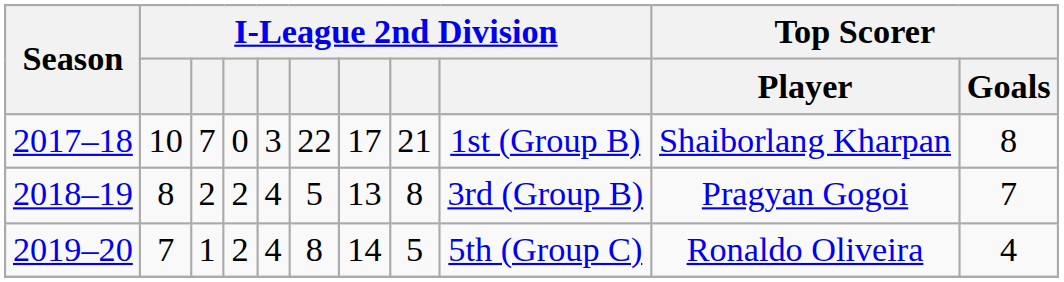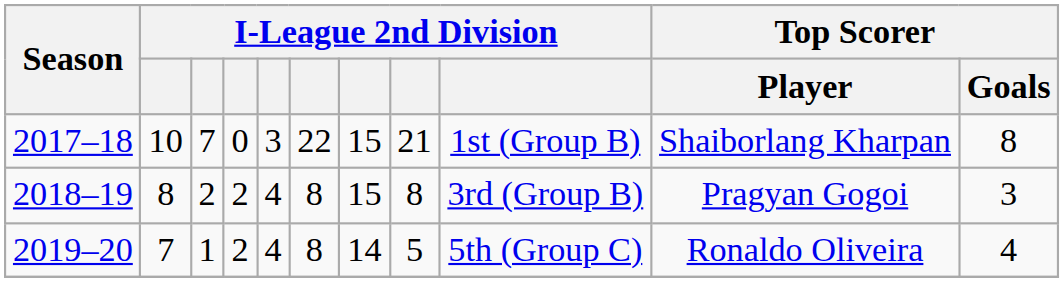(364, 140) 17 -> (364, 140) 15
(314, 194) 5 -> (314, 194) 8
(364, 194) 13 -> (364, 194) 15
(1009, 194) 7 -> (1009, 194) 3
